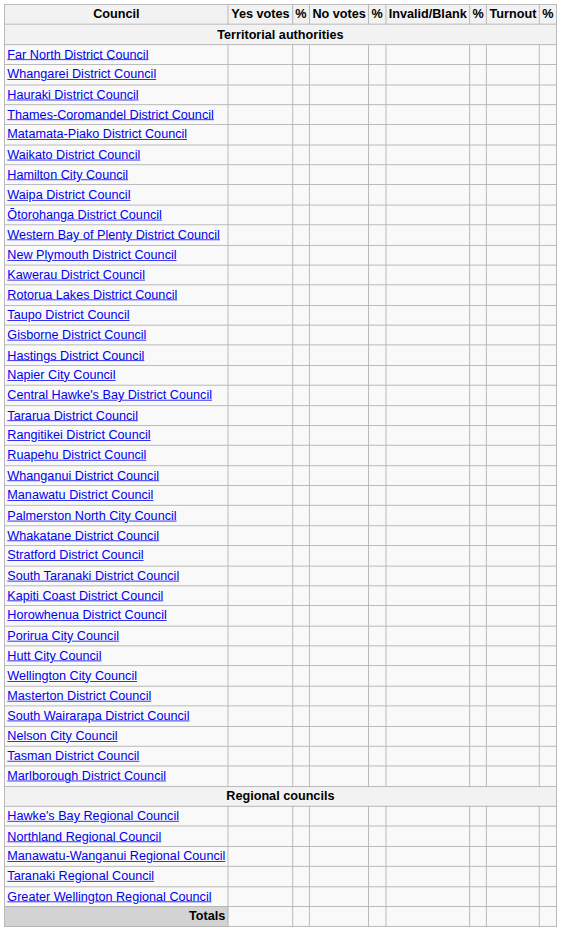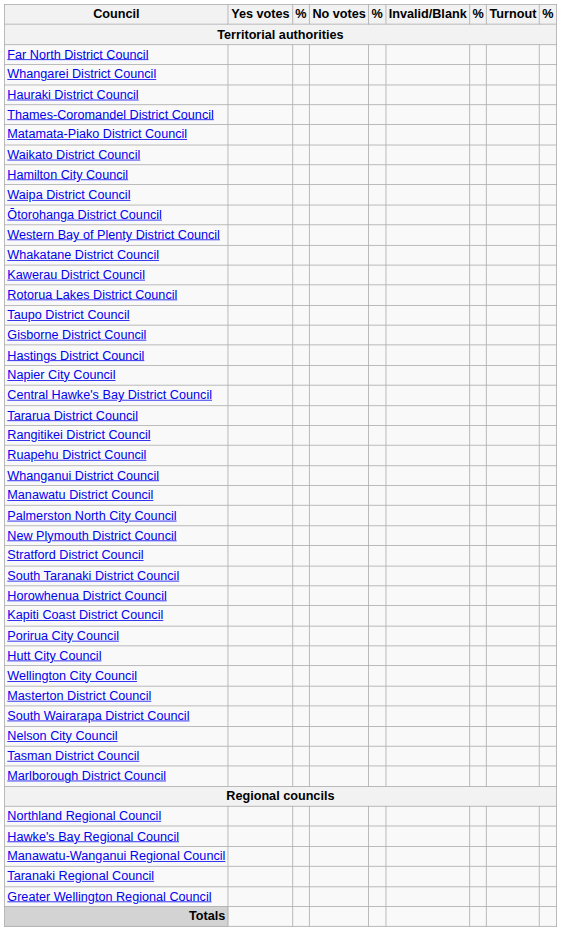rows swapped: (83, 535) <-> (92, 255)
rows swapped: (87, 615) <-> (85, 595)
rows swapped: (84, 836) <-> (93, 816)
